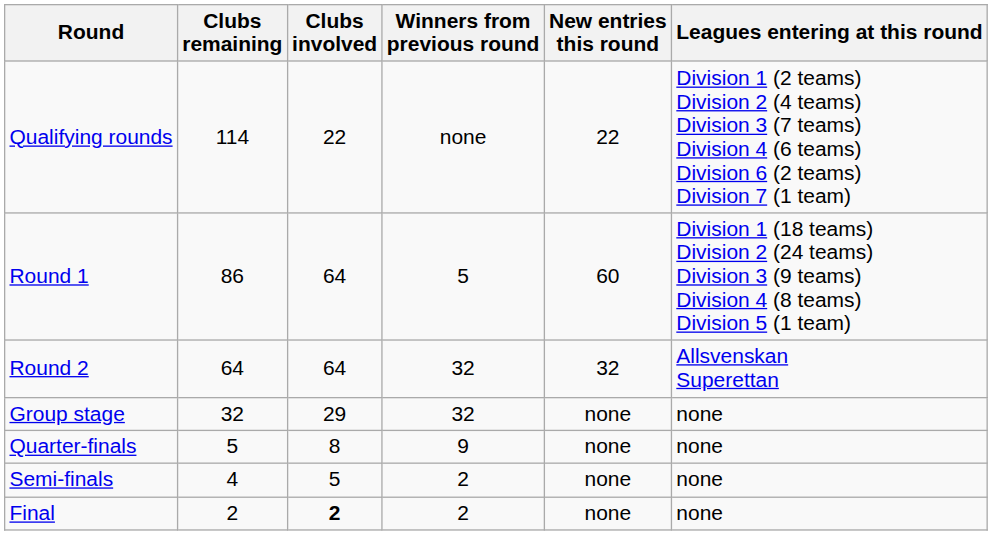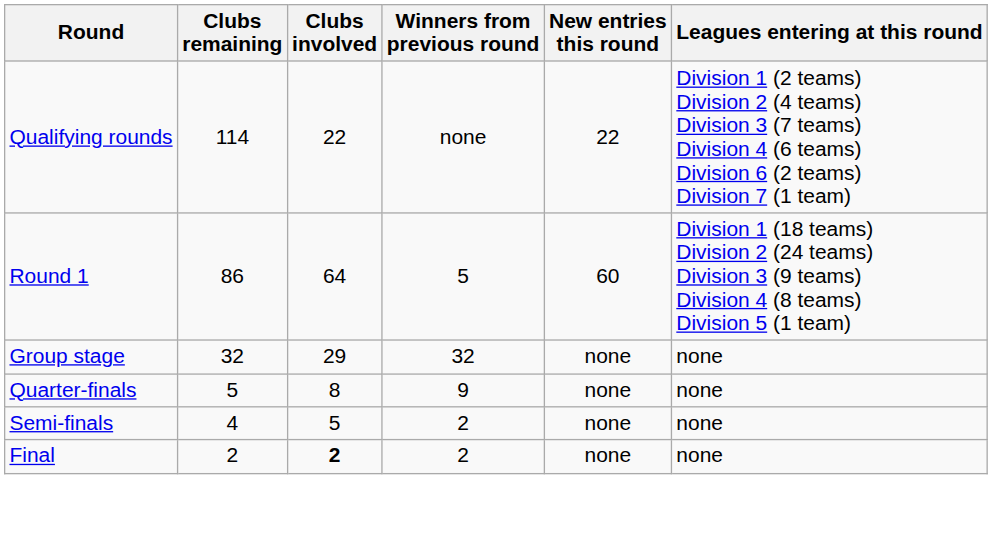- row: (49, 368)
